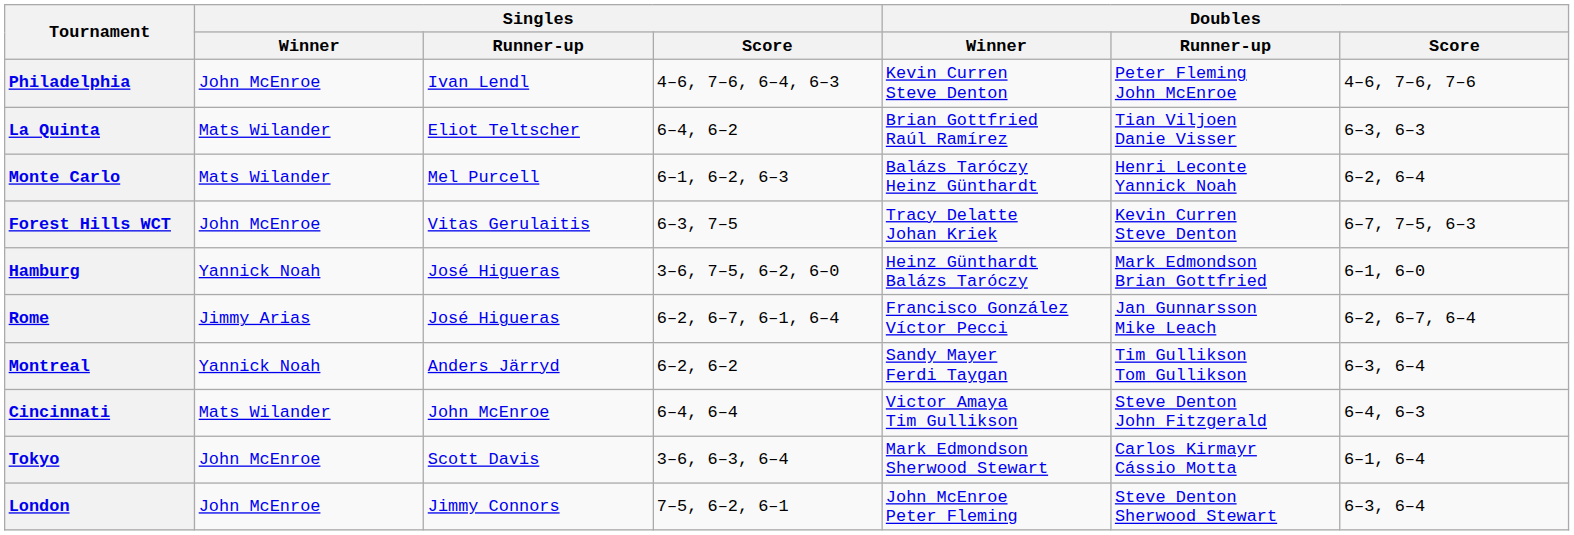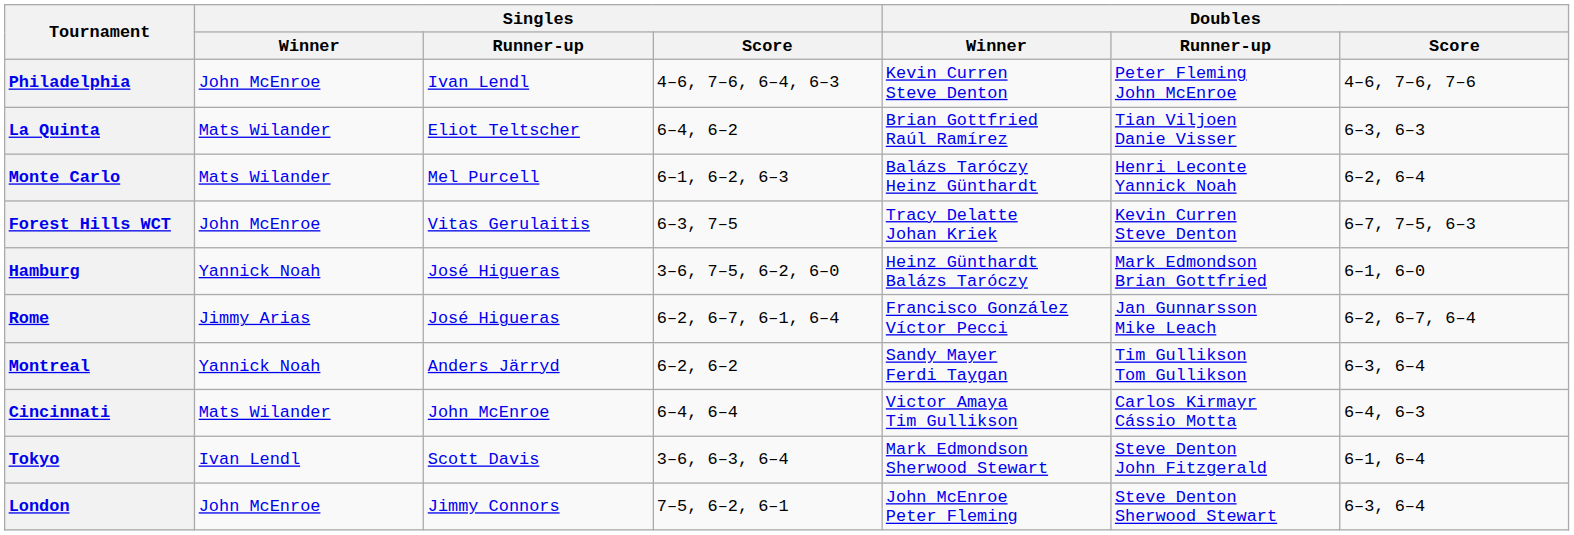(1191, 413) Steve Denton John Fitzgerald -> (1186, 413) Carlos Kirmayr Cássio Motta
(260, 460) John McEnroe -> (249, 460) Ivan Lendl
(1186, 460) Carlos Kirmayr Cássio Motta -> (1191, 460) Steve Denton John Fitzgerald
